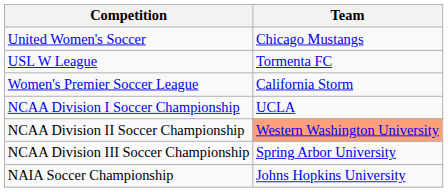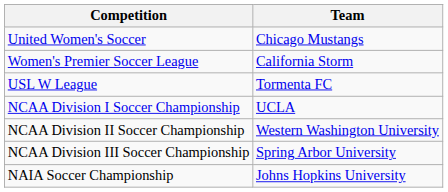rows swapped: (52, 61) <-> (103, 84)
(347, 130) lightsalmon background -> (347, 130) no background
